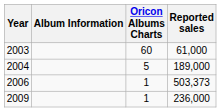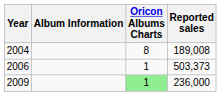- row: (18, 51)
(146, 67) 5 -> (146, 51) 8
(192, 67) 189,000 -> (192, 51) 189,008
(146, 99) no background -> (146, 83) lightgreen background
